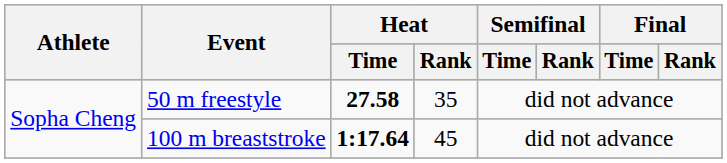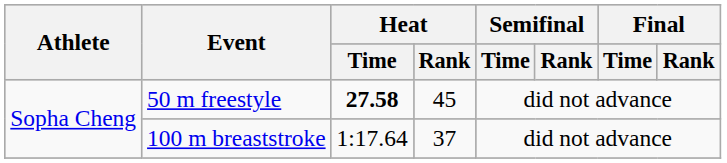(446, 99) 35 -> (444, 99) 45
(373, 138) bold -> (372, 138) normal
(446, 138) 45 -> (444, 138) 37
